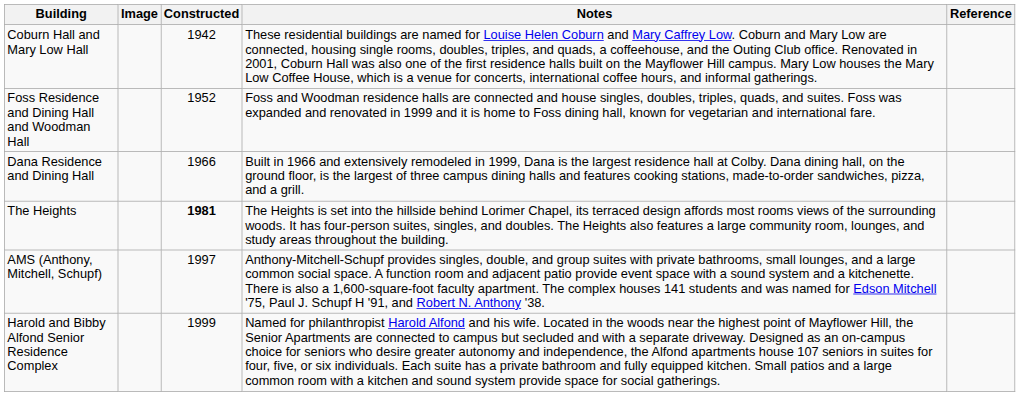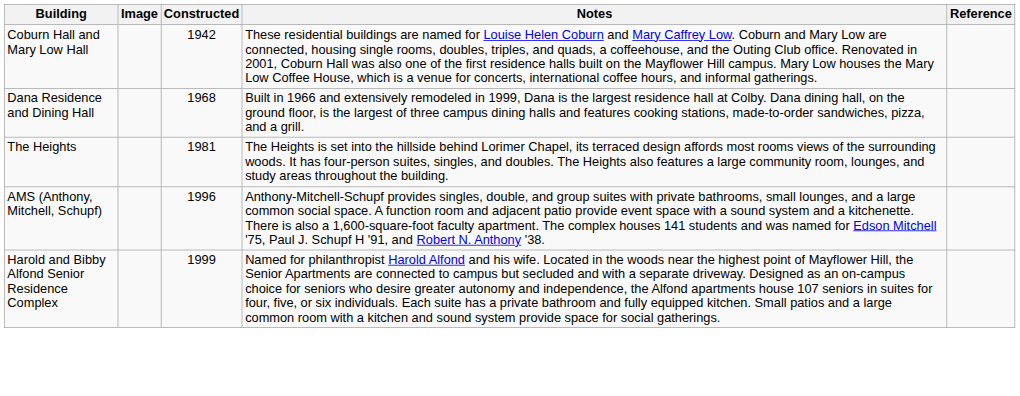- row: (53, 120)
(202, 161) 1966 -> (202, 98) 1968
(202, 211) bold -> (202, 147) normal
(202, 260) 1997 -> (202, 196) 1996
